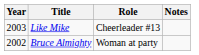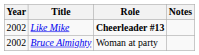(16, 27) 2003 -> (16, 27) 2002
(128, 27) normal -> (130, 27) bold
